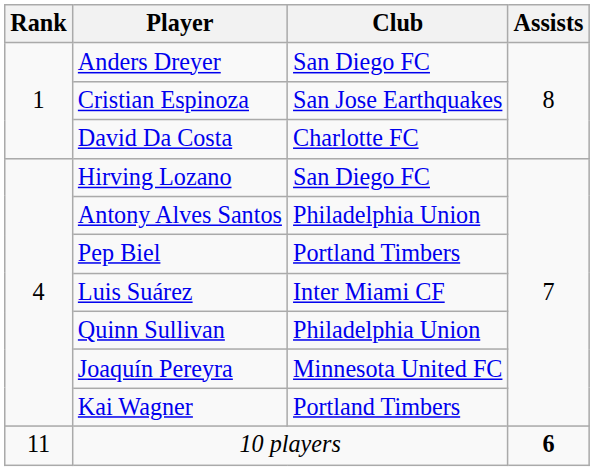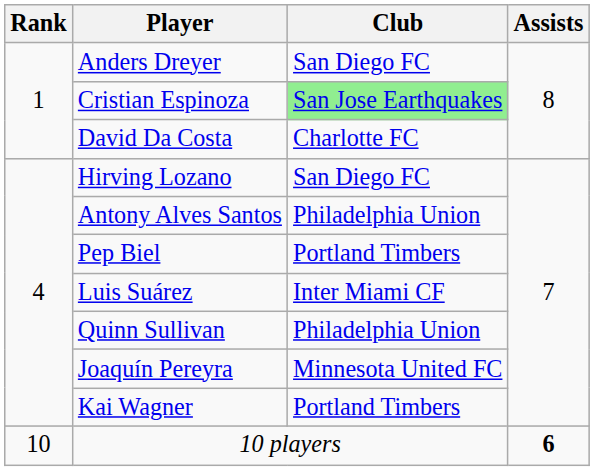(398, 100) no background -> (398, 100) lightgreen background
(39, 445) 11 -> (39, 445) 10
